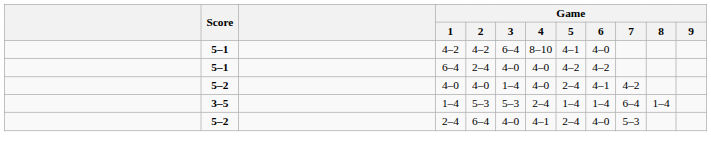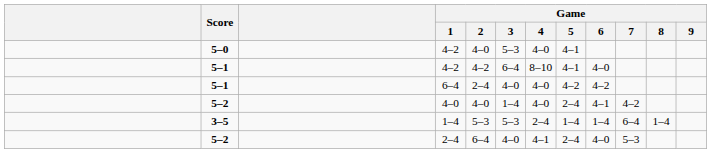+ row: (220, 49)
